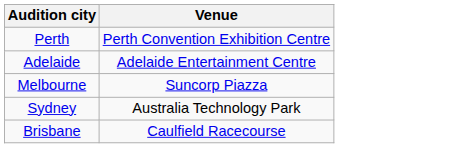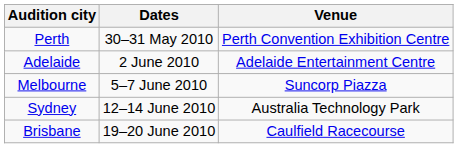+ column: (159, 16)
